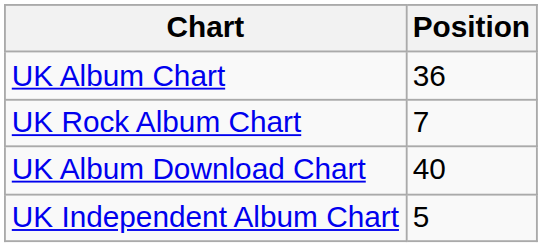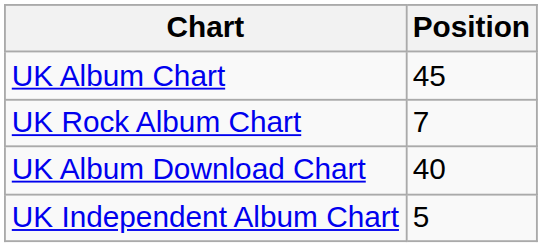(429, 75) 36 -> (429, 75) 45
